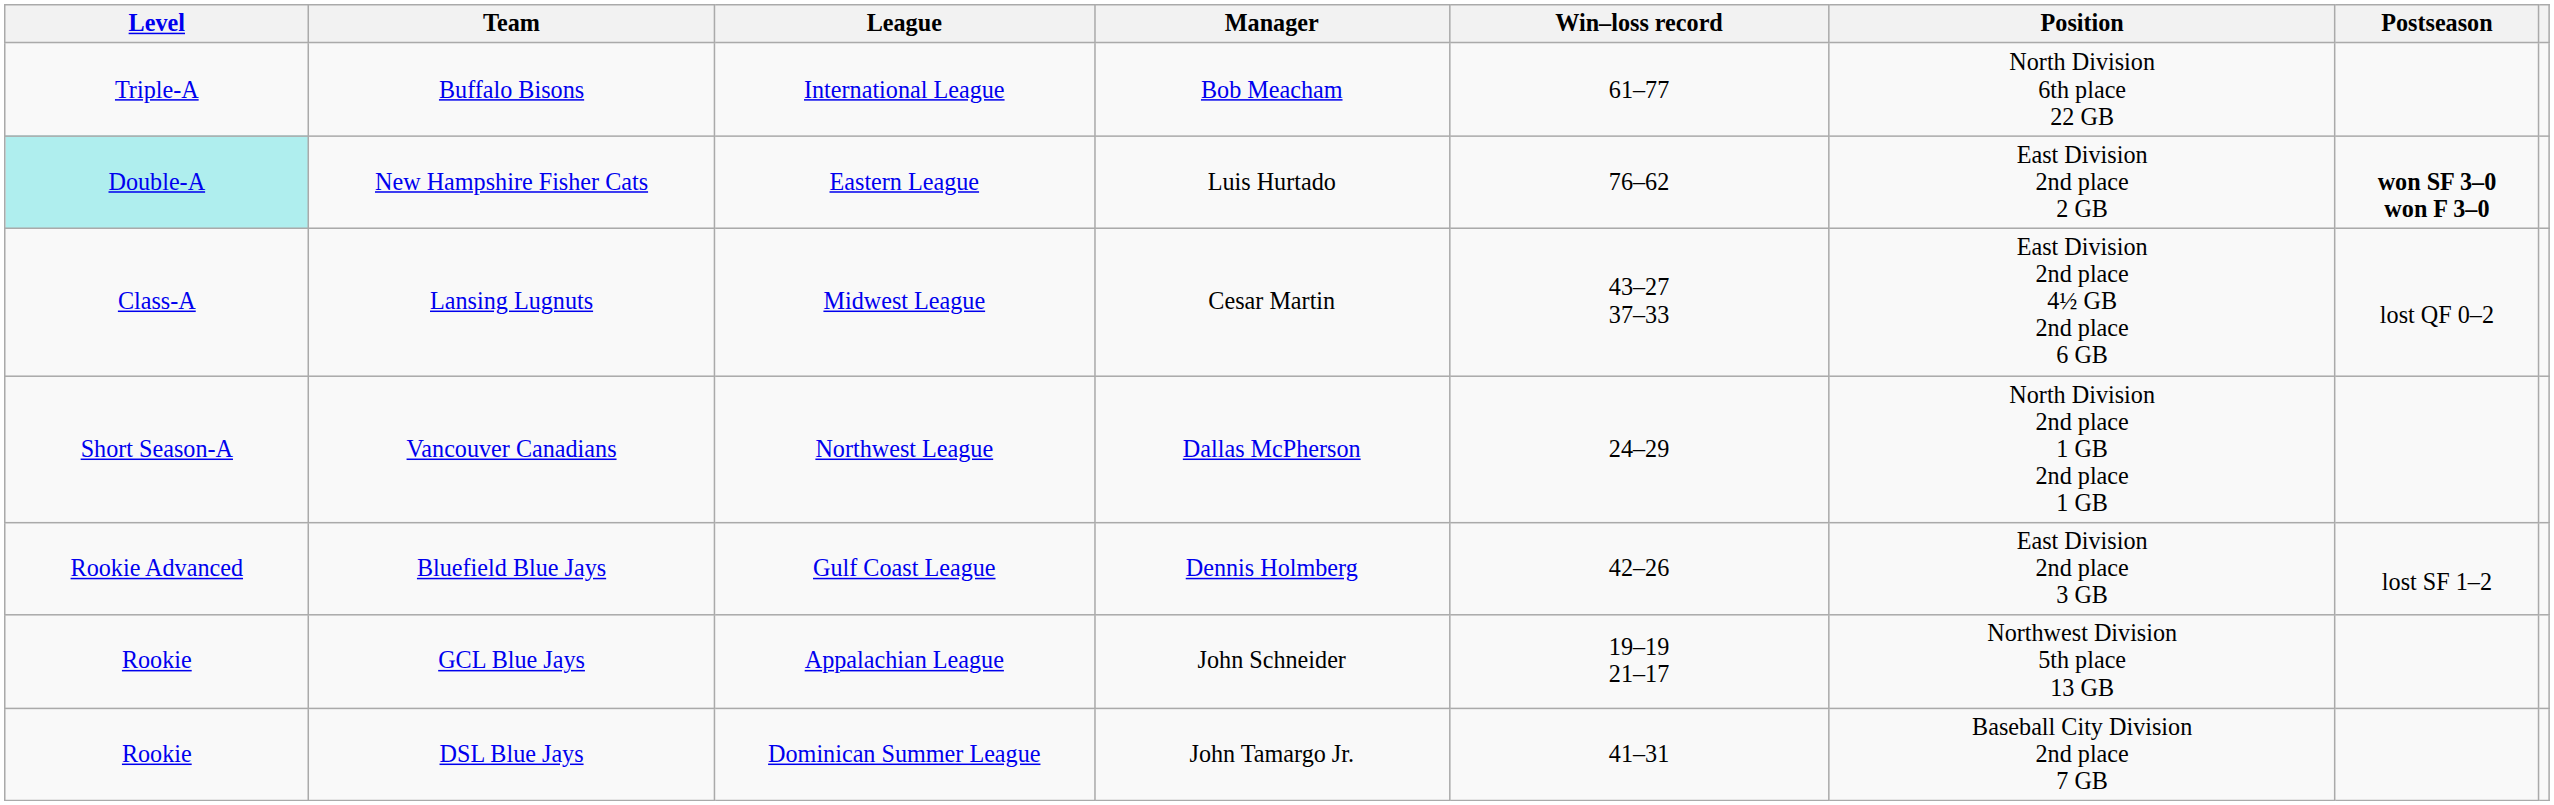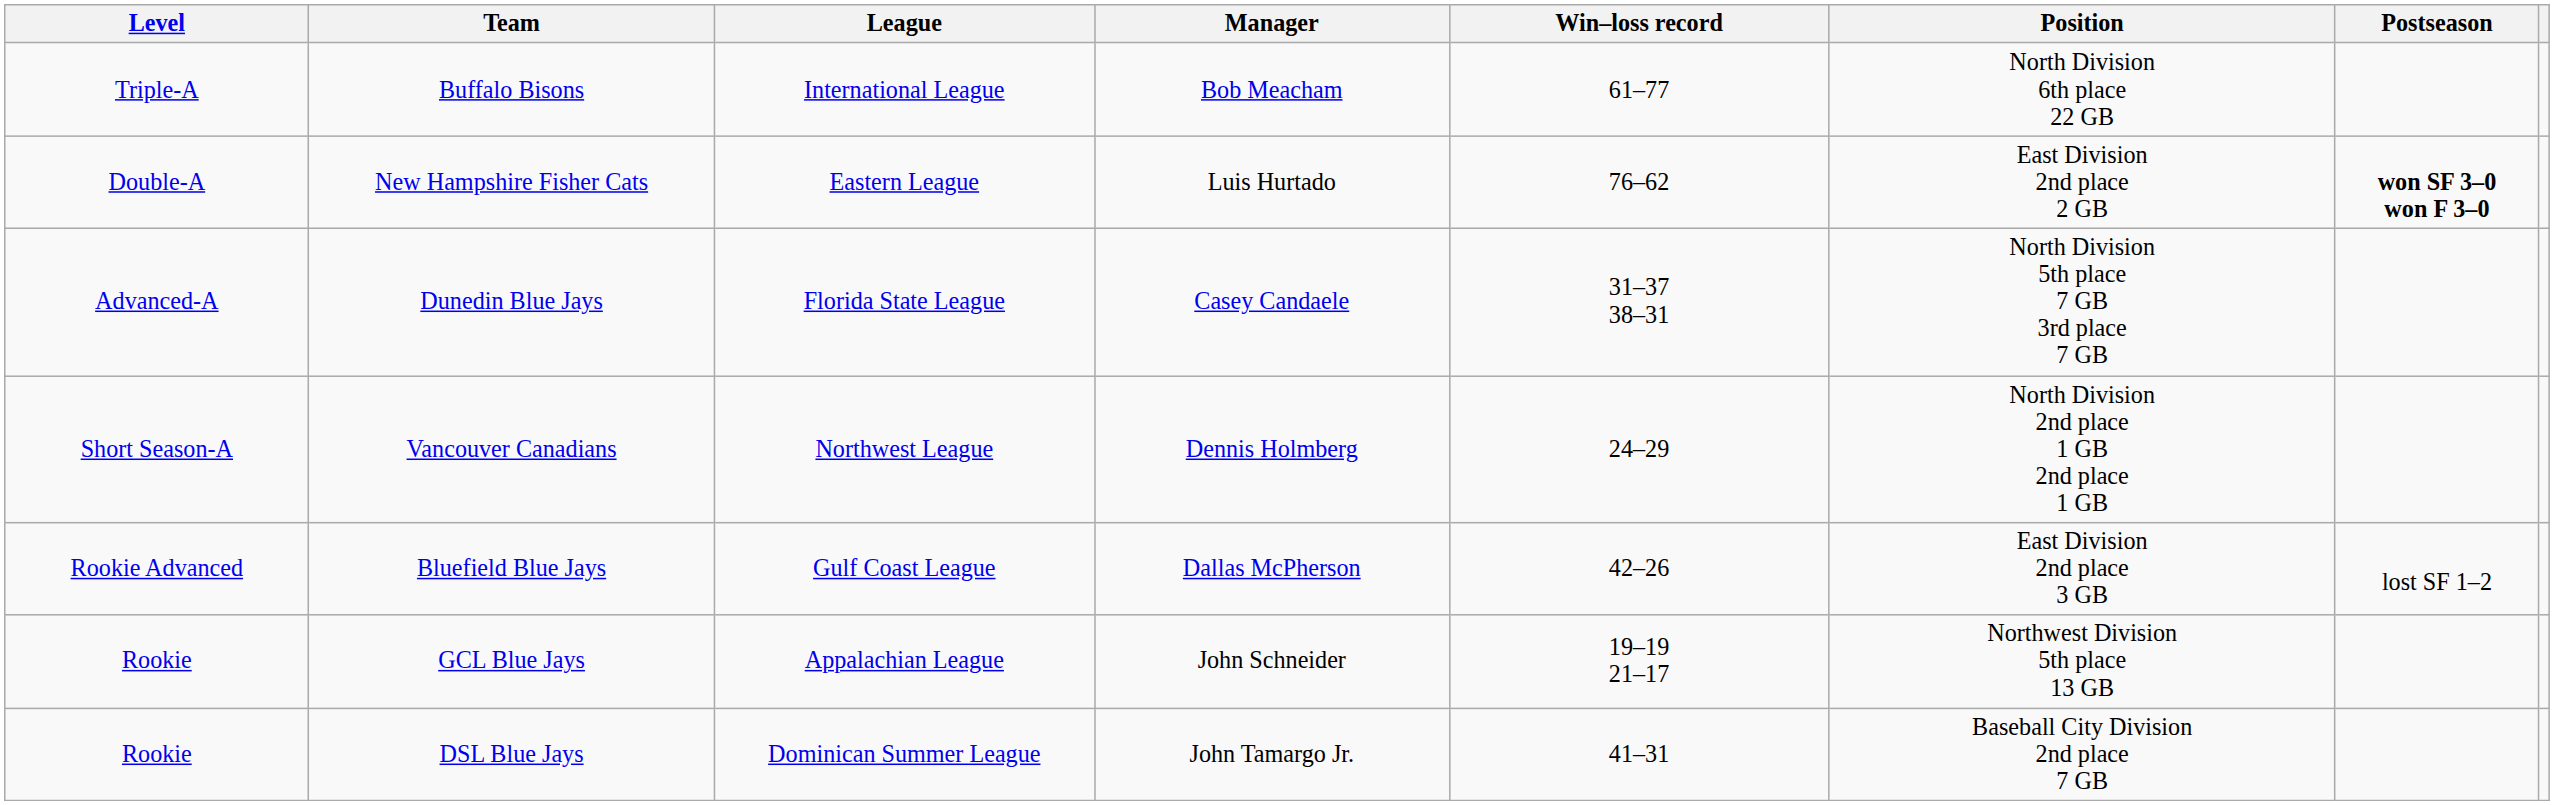(157, 181) paleturquoise background -> (157, 181) no background
+ row: (512, 301)
- row: (512, 301)
(1272, 448) Dallas McPherson -> (1272, 448) Dennis Holmberg
(1272, 568) Dennis Holmberg -> (1272, 568) Dallas McPherson
